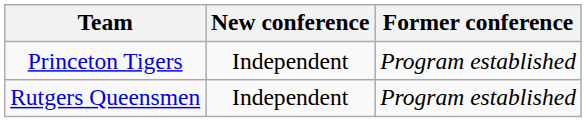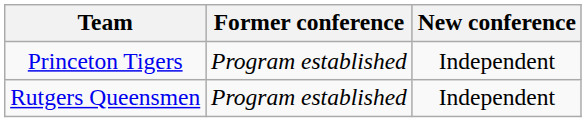columns swapped: (478, 23) <-> (290, 23)
